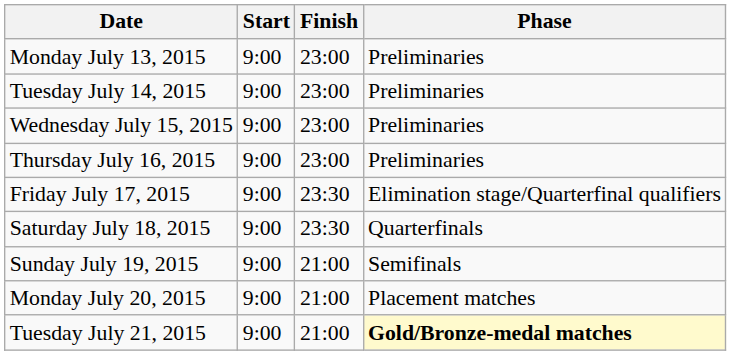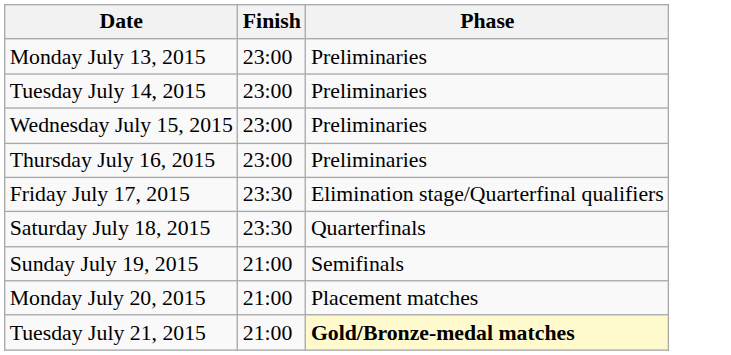- column: (266, 21)
